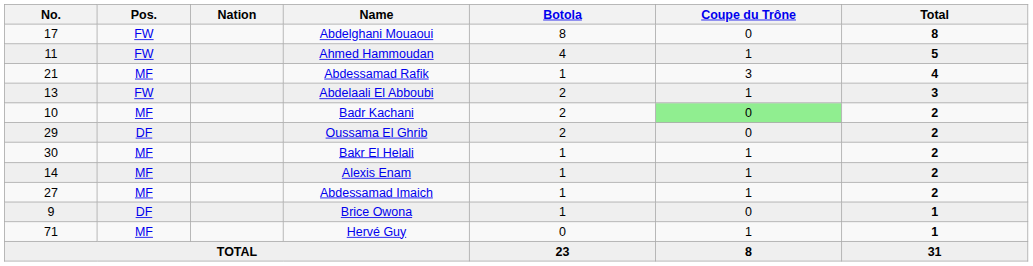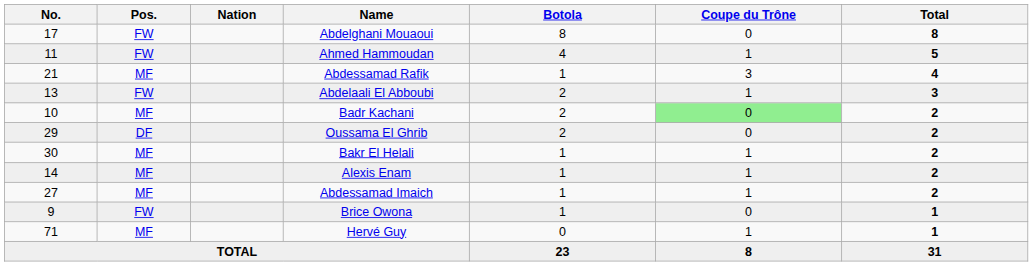(144, 212) DF -> (144, 212) FW
